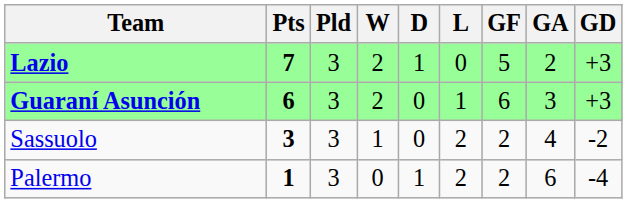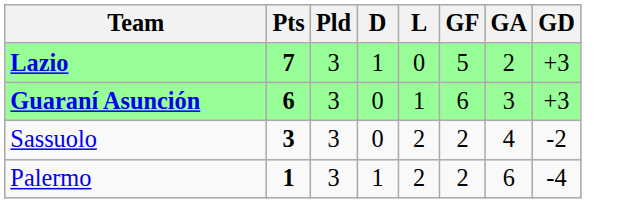- column: (378, 23)
